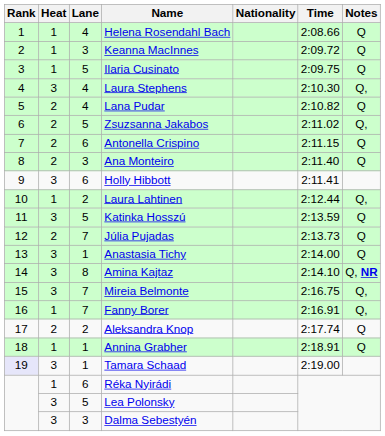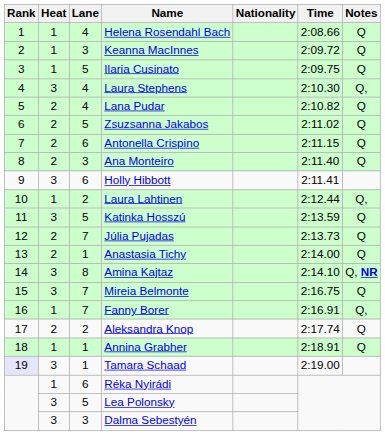(361, 124) Q, -> (361, 124) Q
(54, 254) 3 -> (54, 254) 2
(361, 291) Q, -> (361, 291) Q
